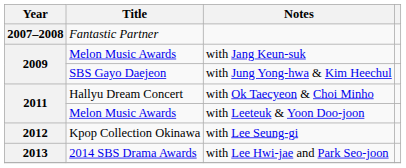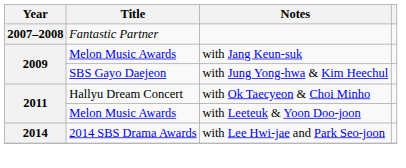- row: (135, 133)
(35, 152) 2013 -> (35, 133) 2014
